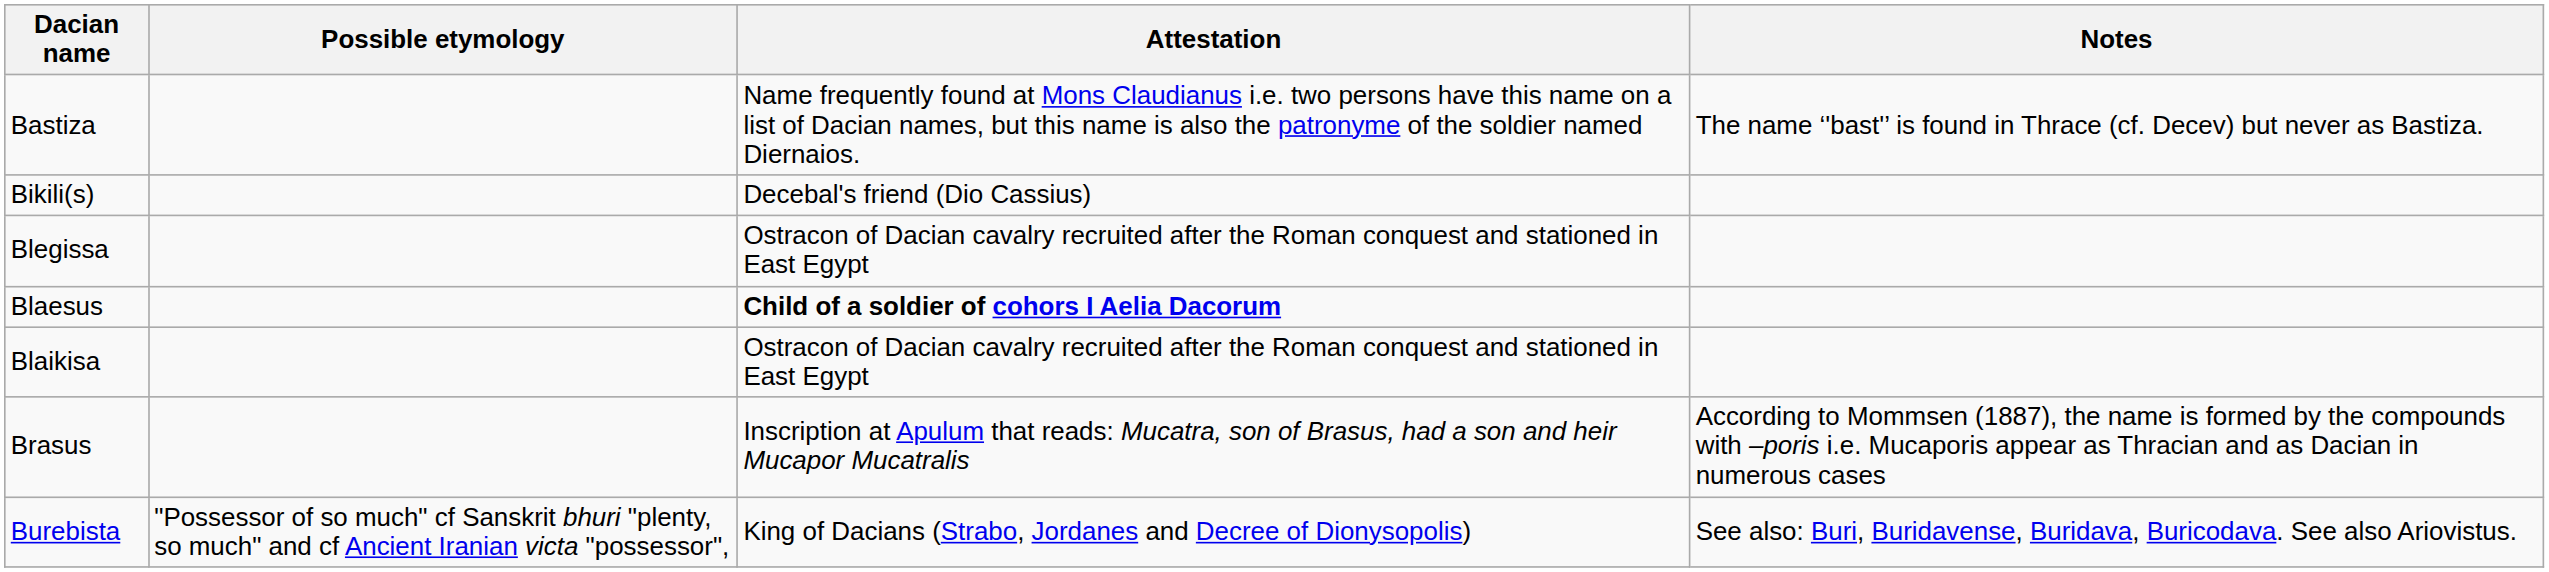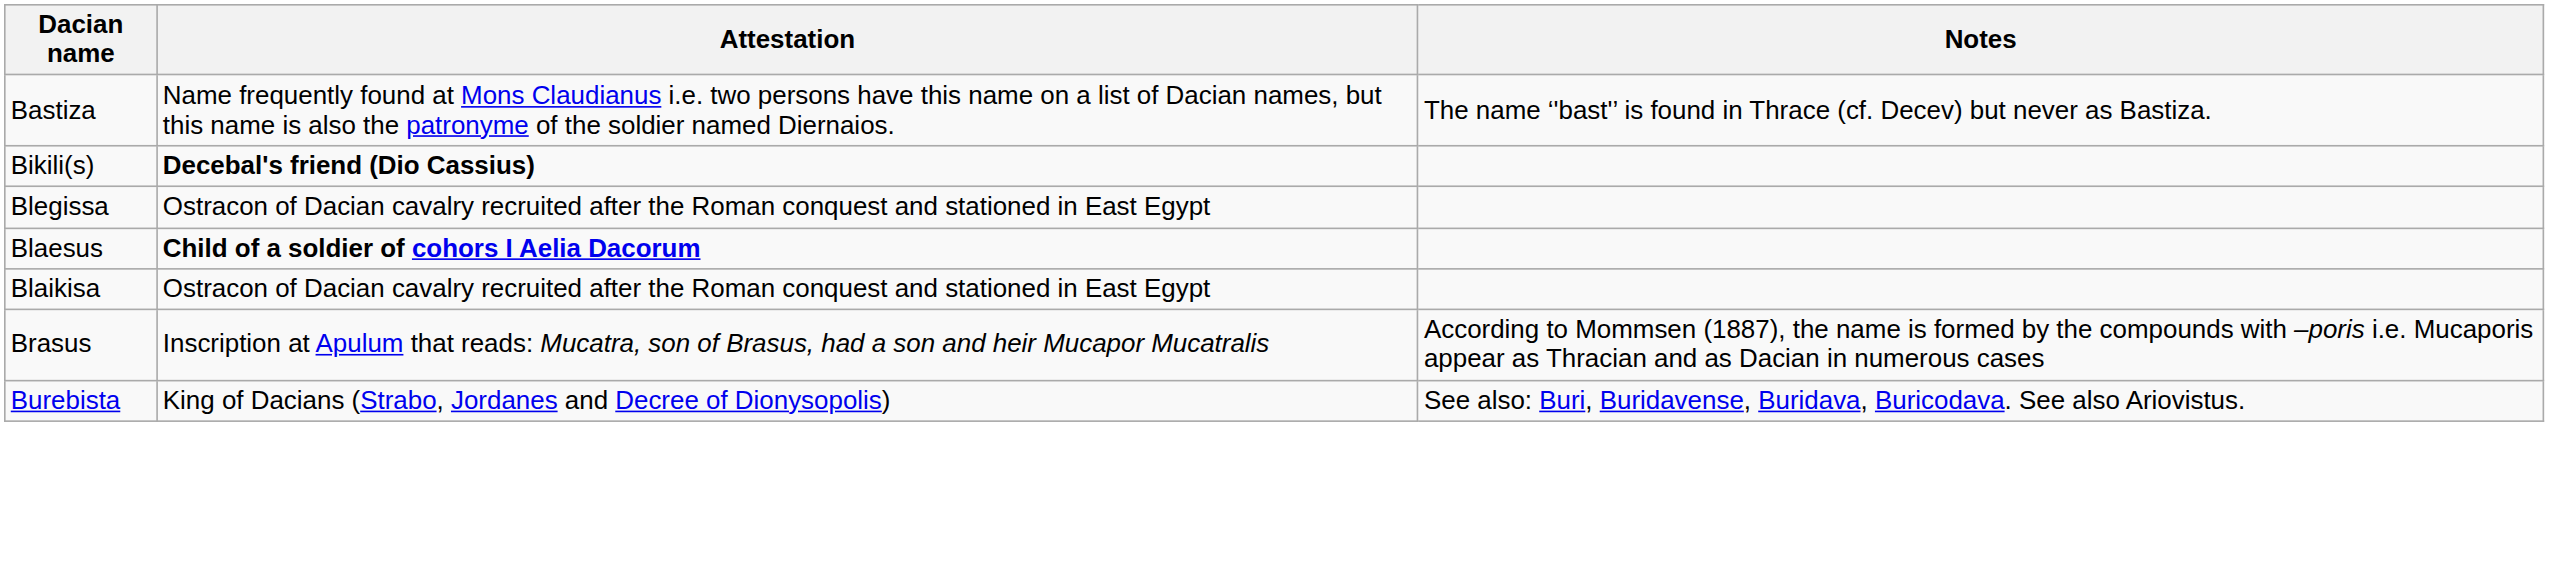- column: (443, 39)
(917, 194) normal -> (349, 165) bold
